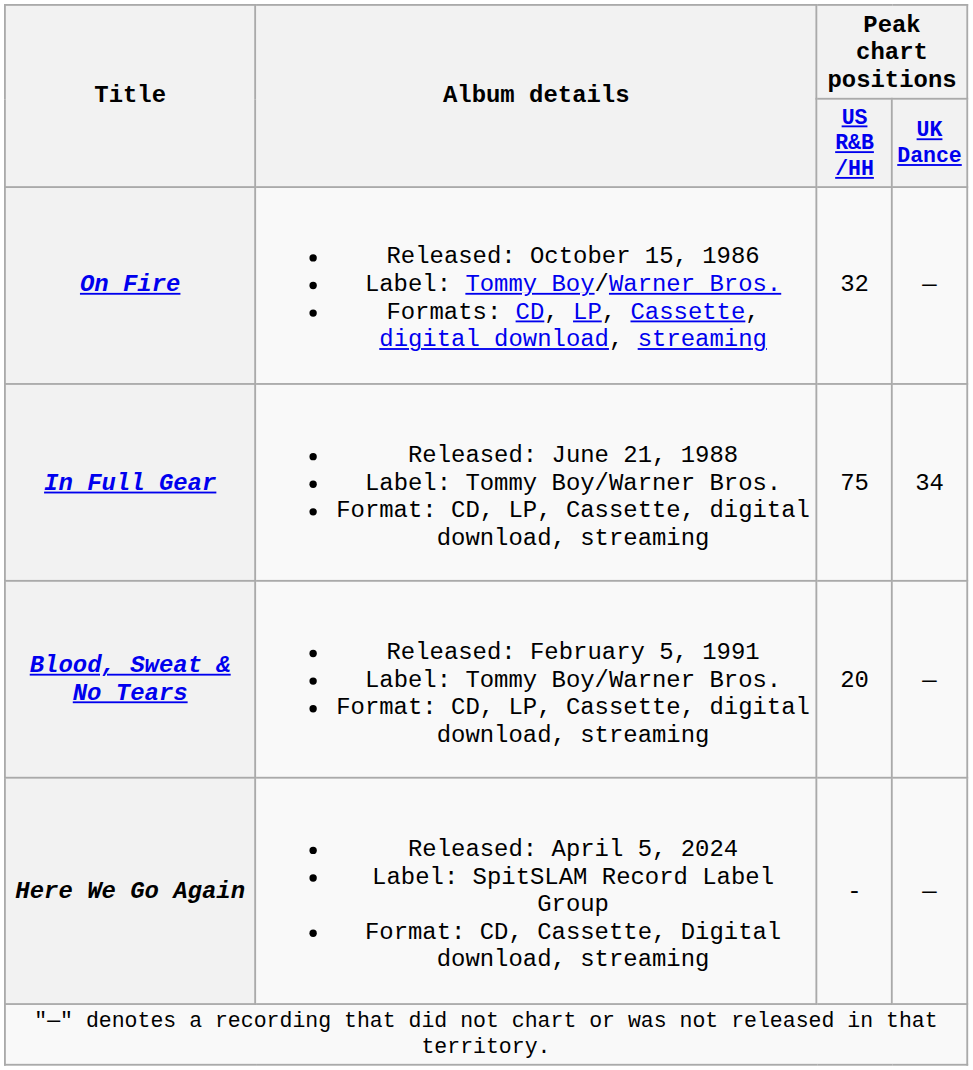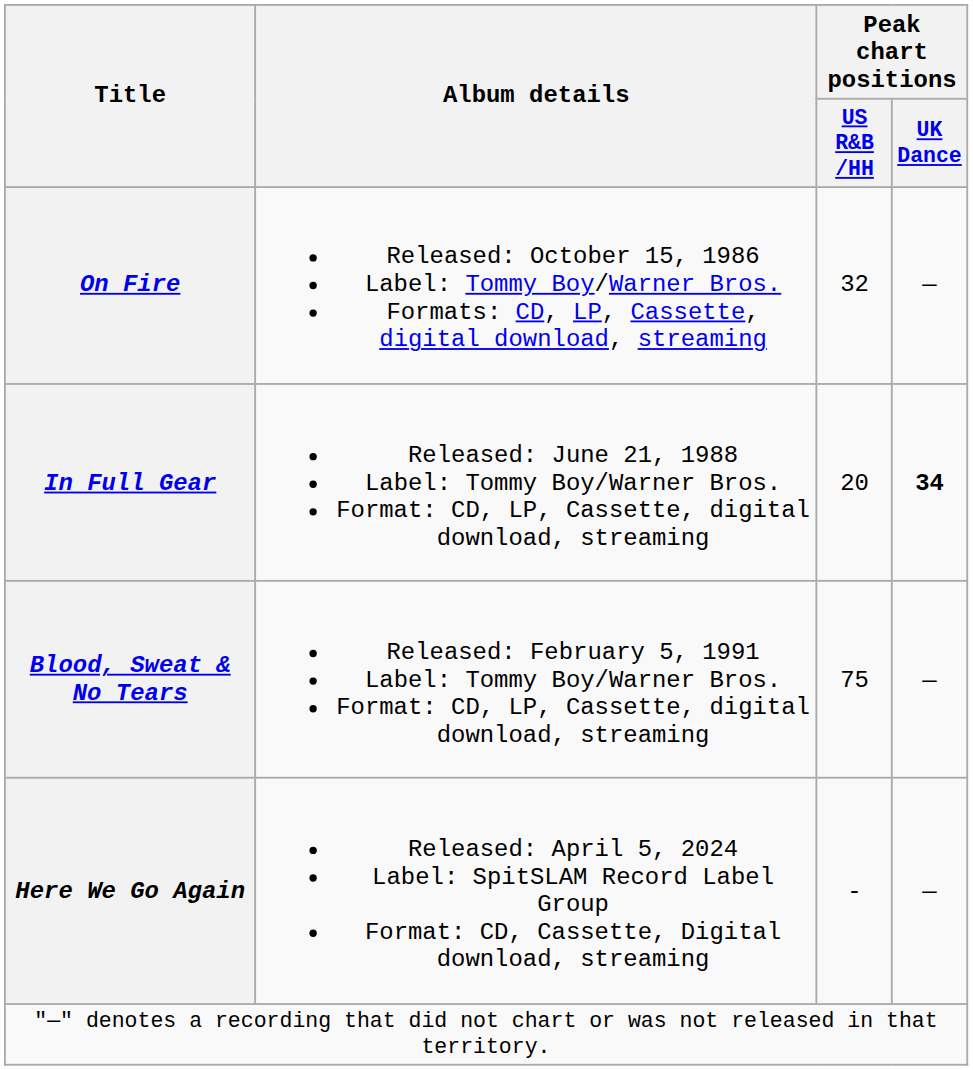(855, 483) 75 -> (855, 483) 20
(930, 483) normal -> (930, 483) bold
(855, 680) 20 -> (855, 680) 75
